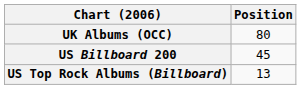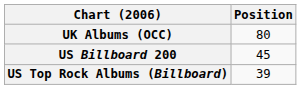(263, 74) 13 -> (263, 74) 39
